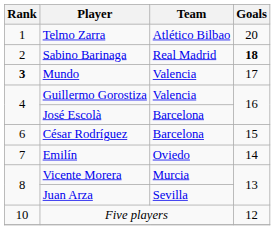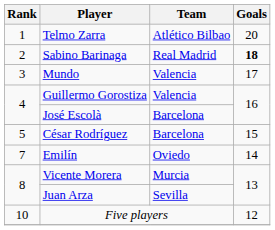(22, 74) bold -> (22, 74) normal
(22, 134) 6 -> (22, 134) 5
